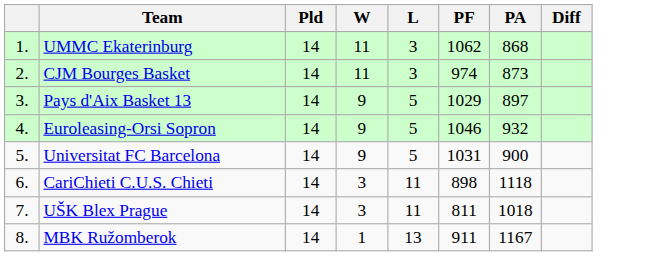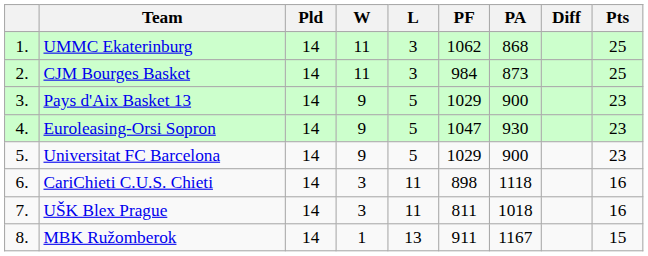+ column: (618, 18)
(464, 73) 974 -> (464, 73) 984
(515, 100) 897 -> (515, 100) 900
(464, 127) 1046 -> (464, 127) 1047
(515, 127) 932 -> (515, 127) 930
(464, 155) 1031 -> (464, 155) 1029
